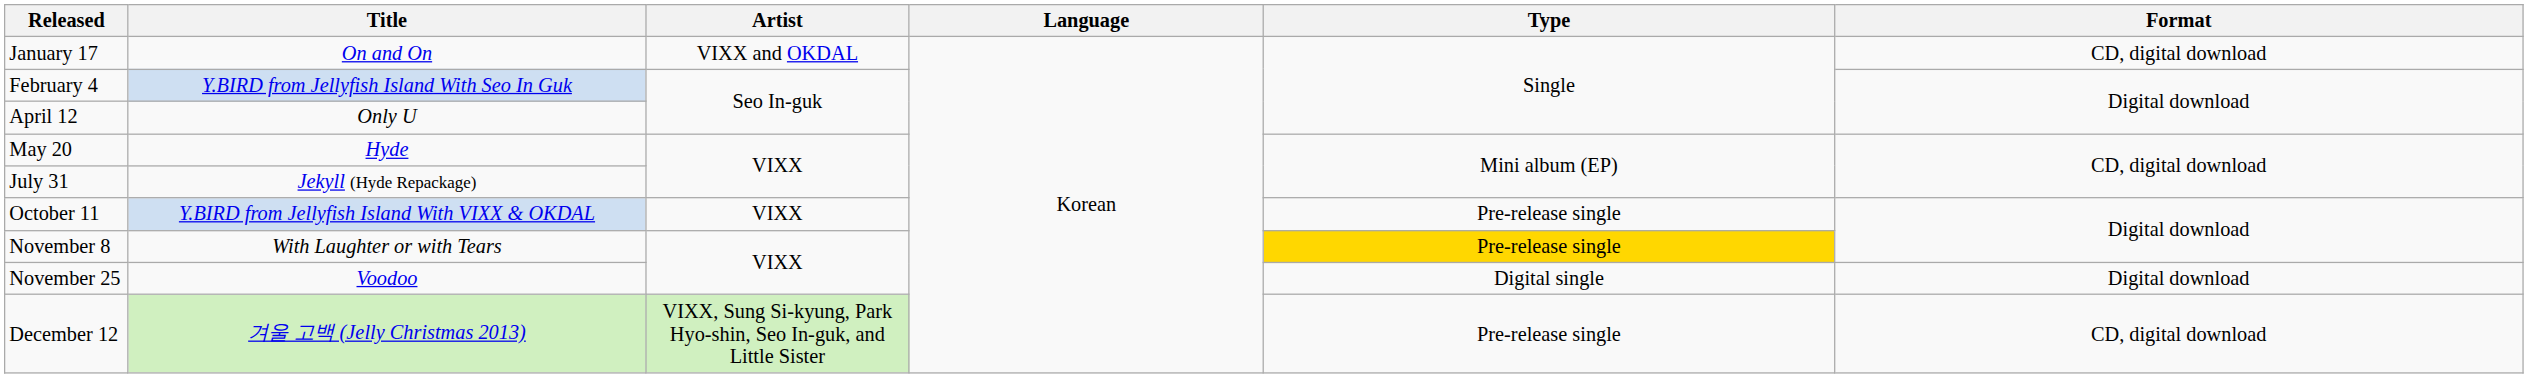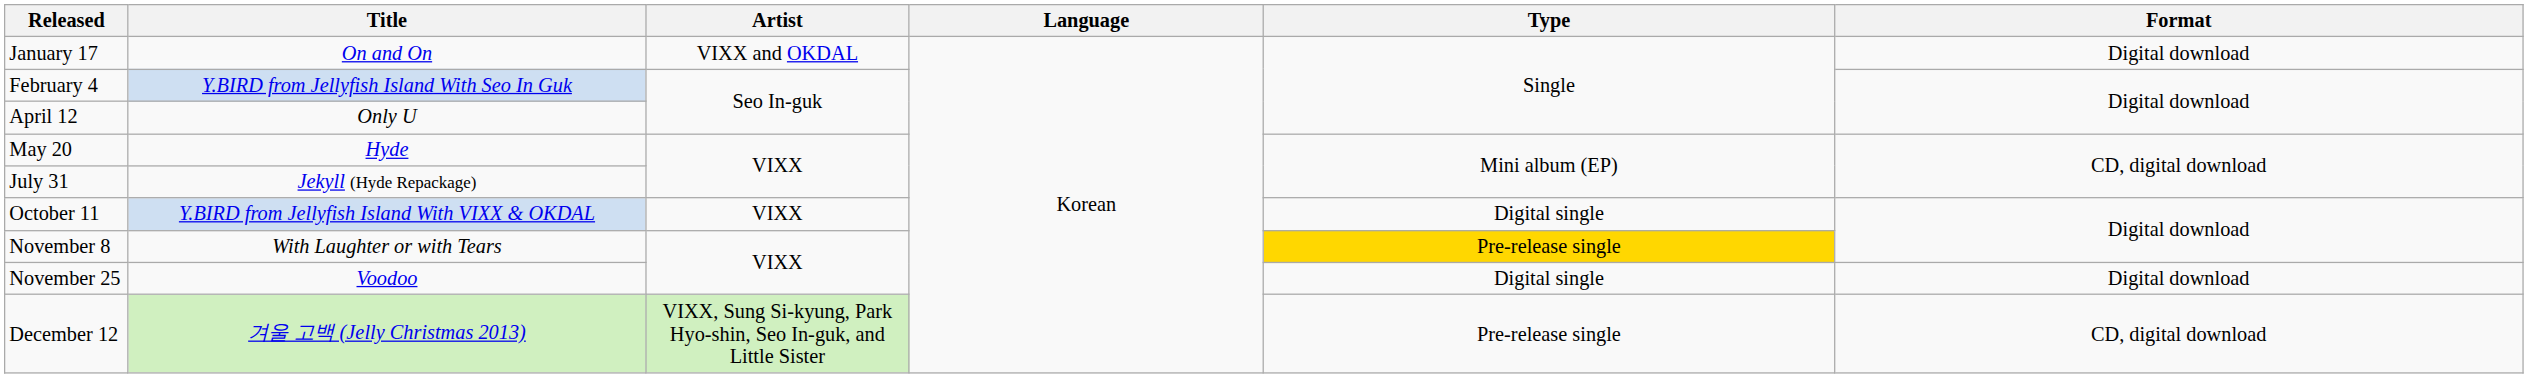(2179, 52) CD, digital download -> (2179, 52) Digital download
(1549, 213) Pre-release single -> (1549, 213) Digital single
